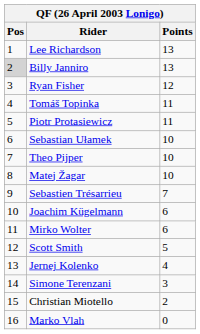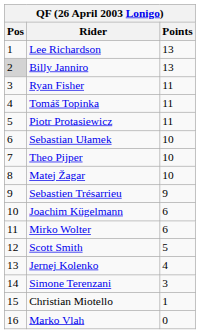(168, 85) 12 -> (168, 85) 11
(165, 193) 7 -> (165, 193) 9
(165, 301) 2 -> (165, 301) 1
